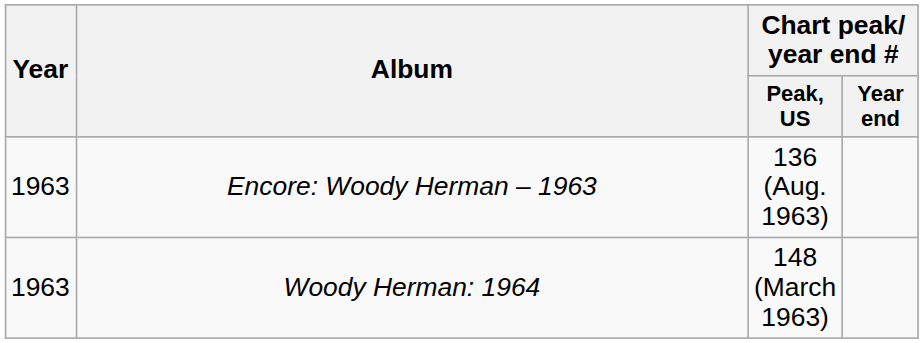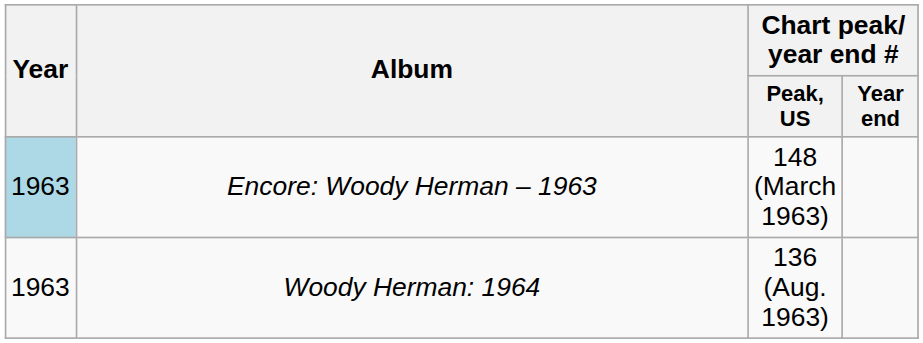(40, 186) no background -> (40, 186) lightblue background
(795, 186) 136 (Aug. 1963) -> (795, 186) 148 (March 1963)
(795, 287) 148 (March 1963) -> (795, 287) 136 (Aug. 1963)
